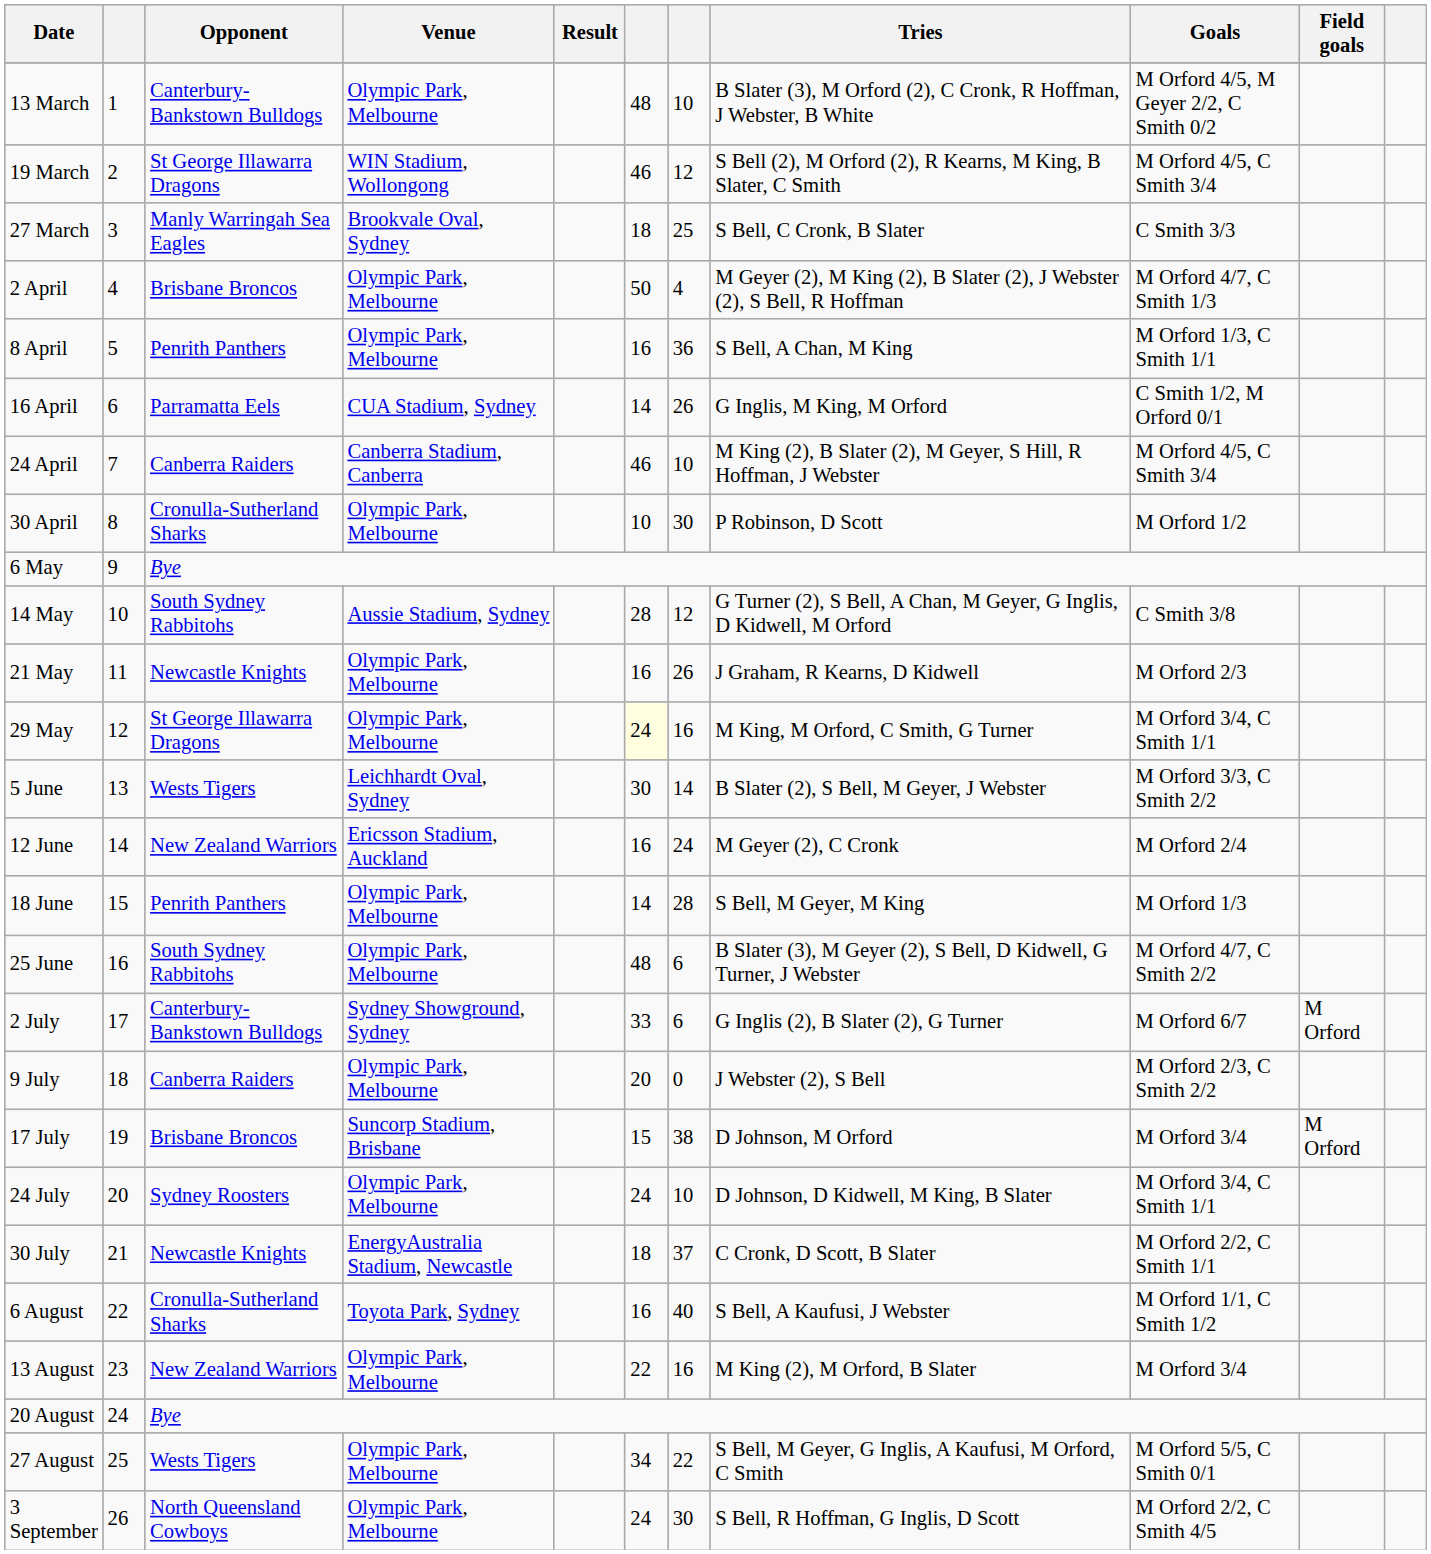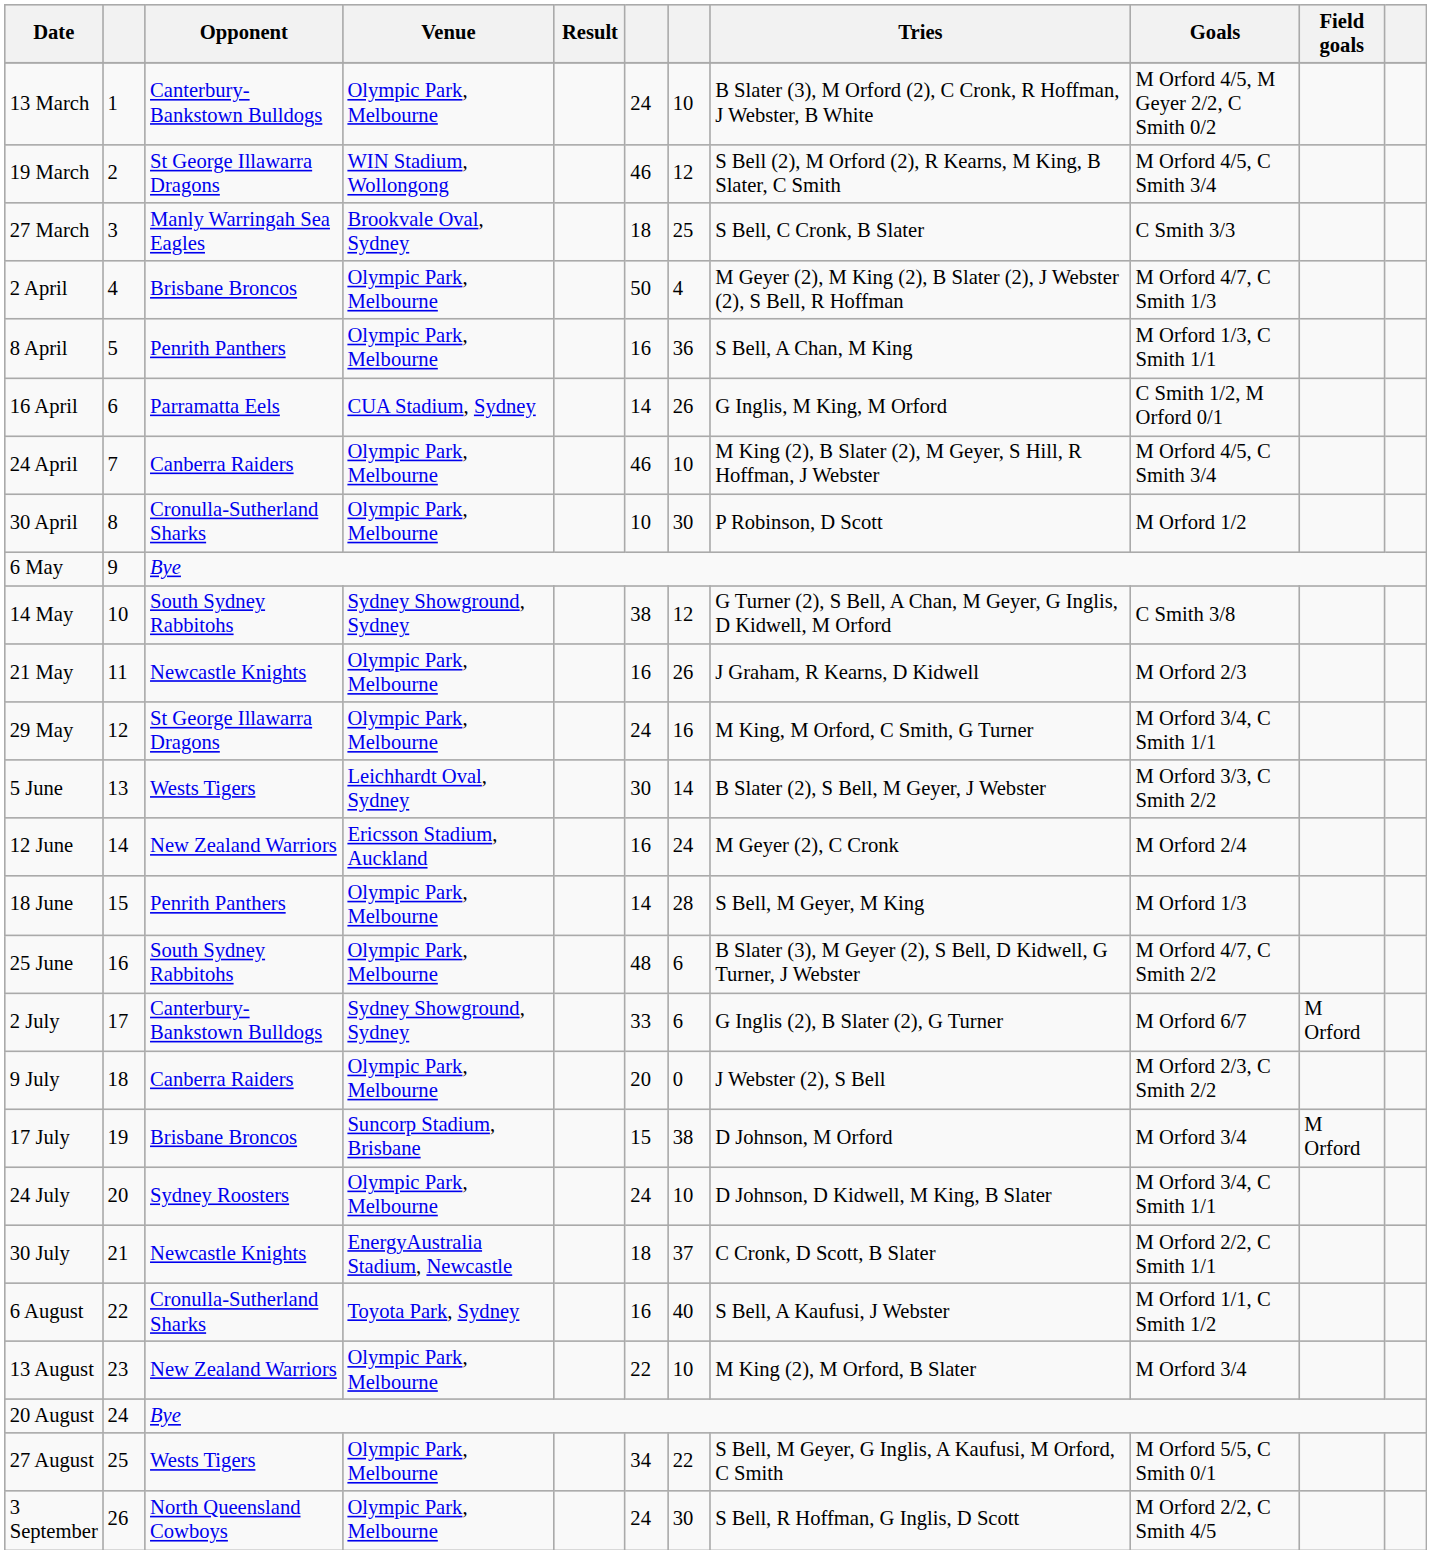(641, 103) 48 -> (641, 103) 24
(425, 464) Canberra Stadium, Canberra -> (408, 464) Olympic Park, Melbourne
(448, 614) Aussie Stadium, Sydney -> (436, 614) Sydney Showground, Sydney
(641, 614) 28 -> (641, 614) 38
(641, 730) lightyellow background -> (641, 730) no background
(683, 1369) 16 -> (683, 1369) 10
